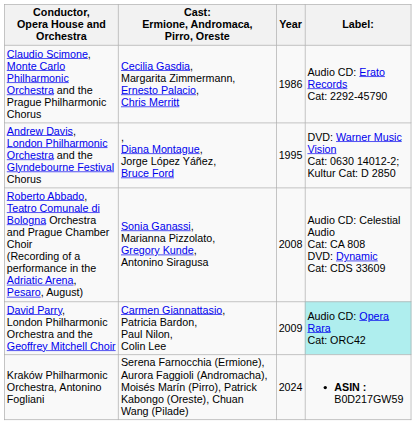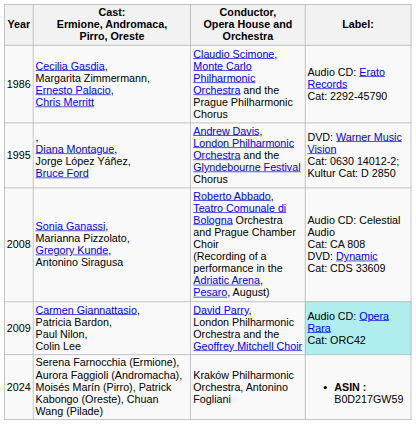columns swapped: (291, 25) <-> (61, 25)
